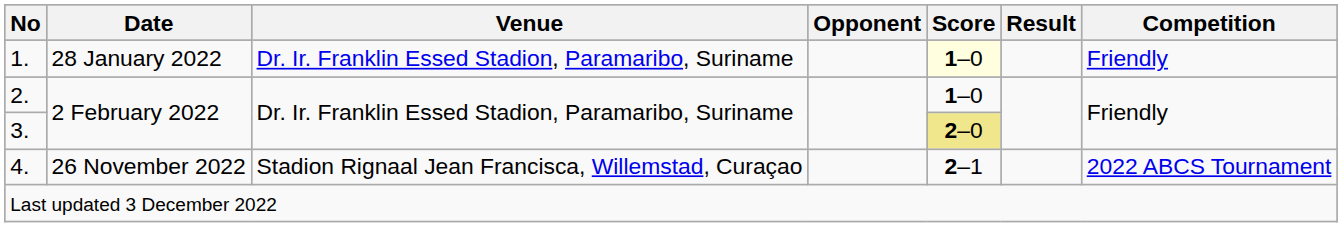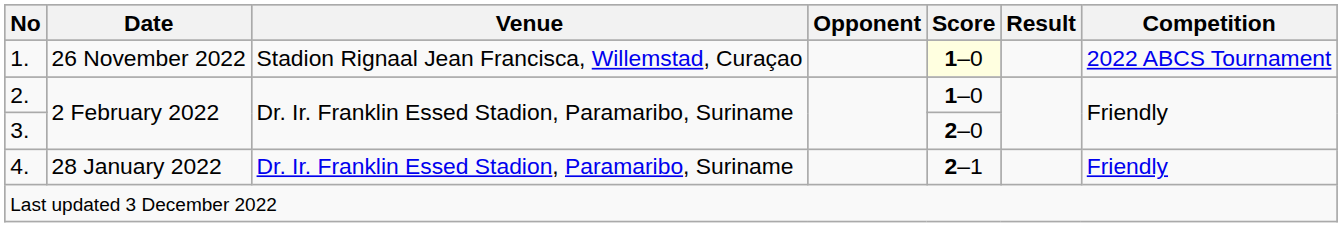(137, 58) 28 January 2022 -> (149, 58) 26 November 2022
(525, 58) Dr. Ir. Franklin Essed Stadion, Paramaribo, Suriname -> (529, 58) Stadion Rignaal Jean Francisca, Willemstad, Curaçao
(1127, 58) Friendly -> (1209, 58) 2022 ABCS Tournament
(964, 130) khaki background -> (964, 130) no background
(149, 167) 26 November 2022 -> (137, 167) 28 January 2022
(529, 167) Stadion Rignaal Jean Francisca, Willemstad, Curaçao -> (525, 167) Dr. Ir. Franklin Essed Stadion, Paramaribo, Suriname
(1209, 167) 2022 ABCS Tournament -> (1127, 167) Friendly
